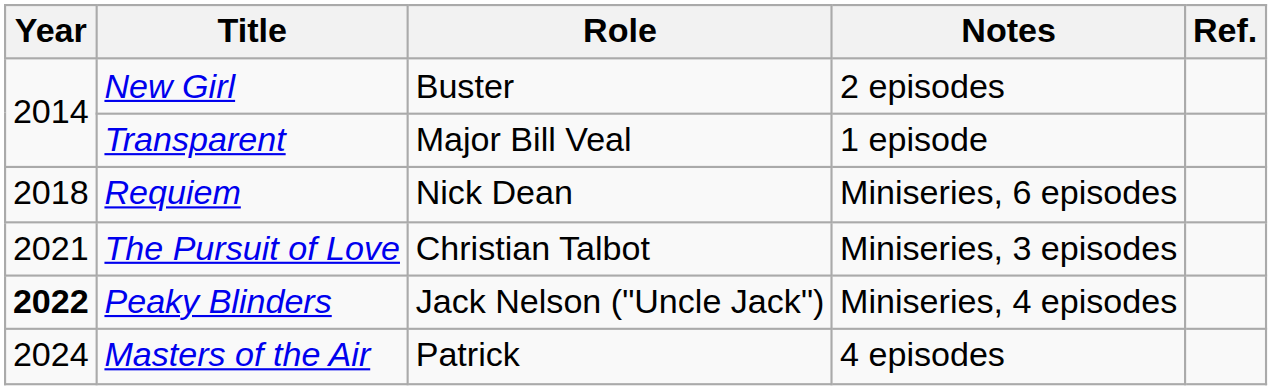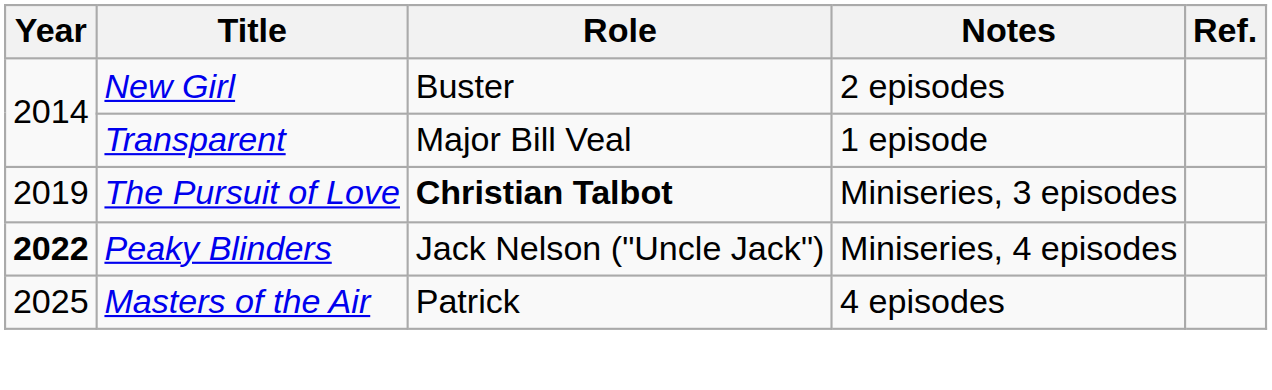- row: (173, 193)
(51, 247) 2021 -> (51, 193) 2019
(533, 247) normal -> (544, 193) bold
(51, 355) 2024 -> (51, 301) 2025
